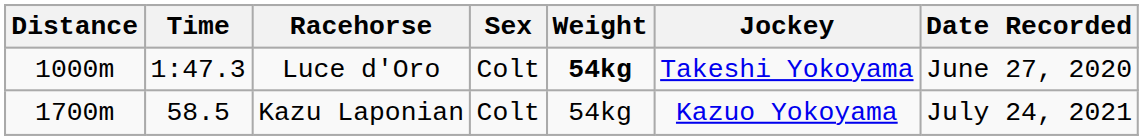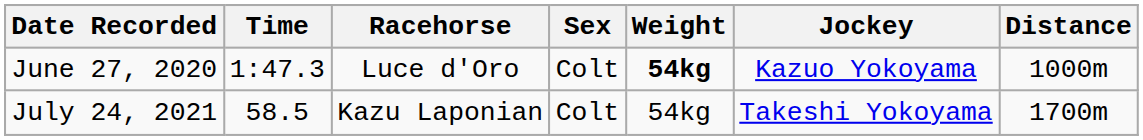columns swapped: (75, 27) <-> (1029, 27)
(787, 70) Takeshi Yokoyama -> (866, 70) Kazuo Yokoyama
(787, 113) Kazuo Yokoyama -> (866, 113) Takeshi Yokoyama
